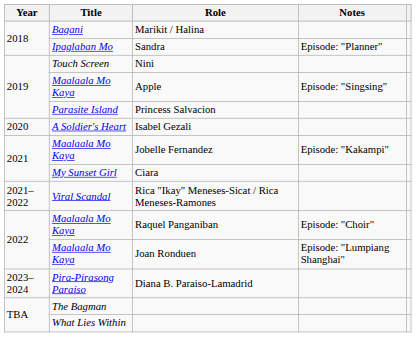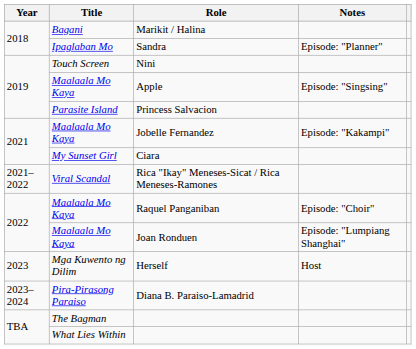- row: (89, 127)
+ row: (89, 266)
